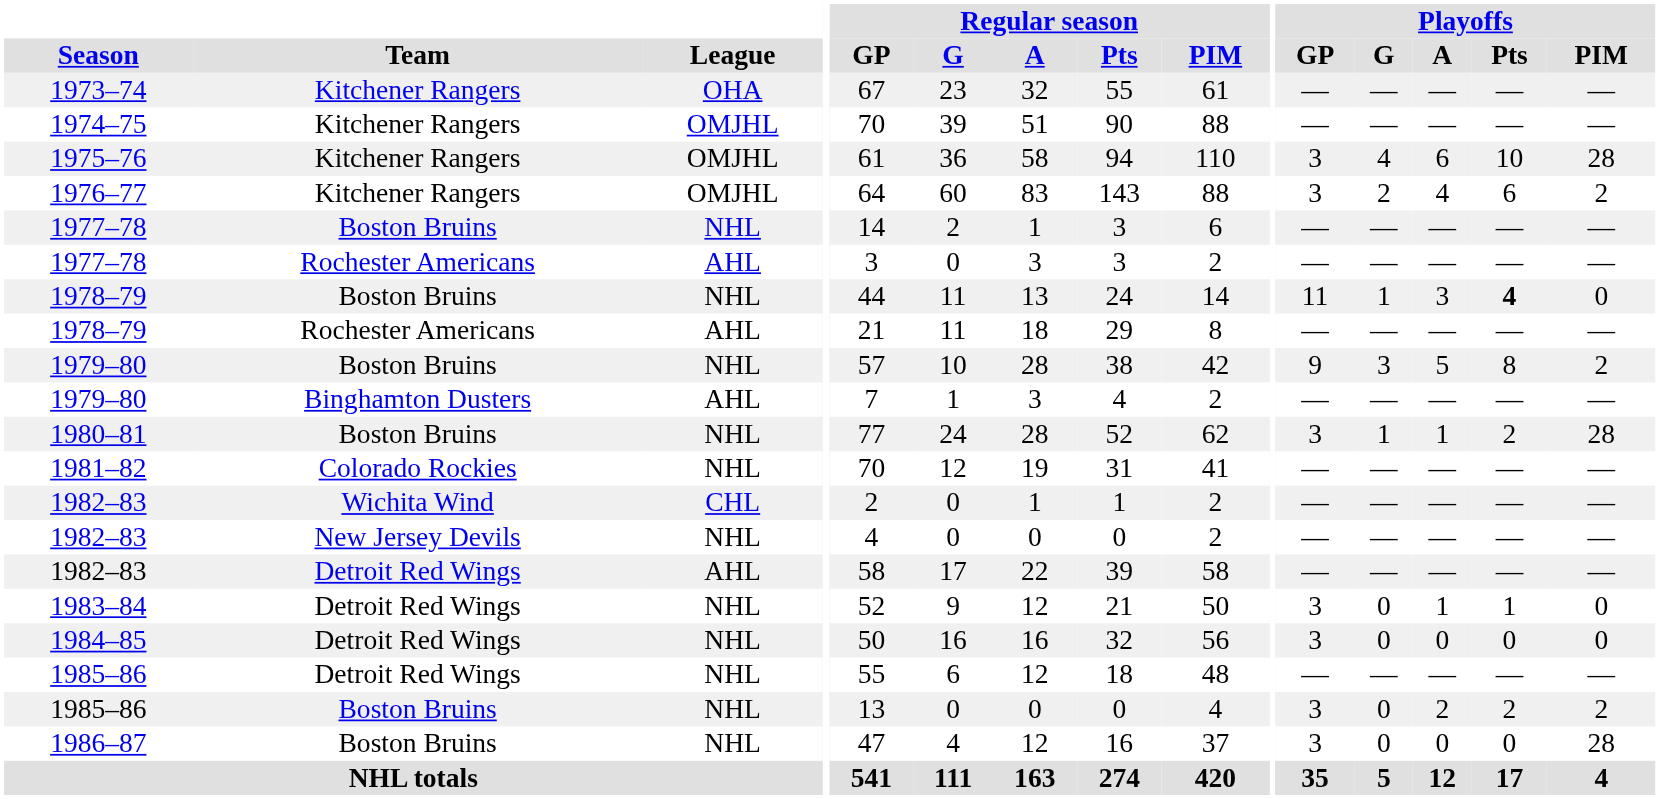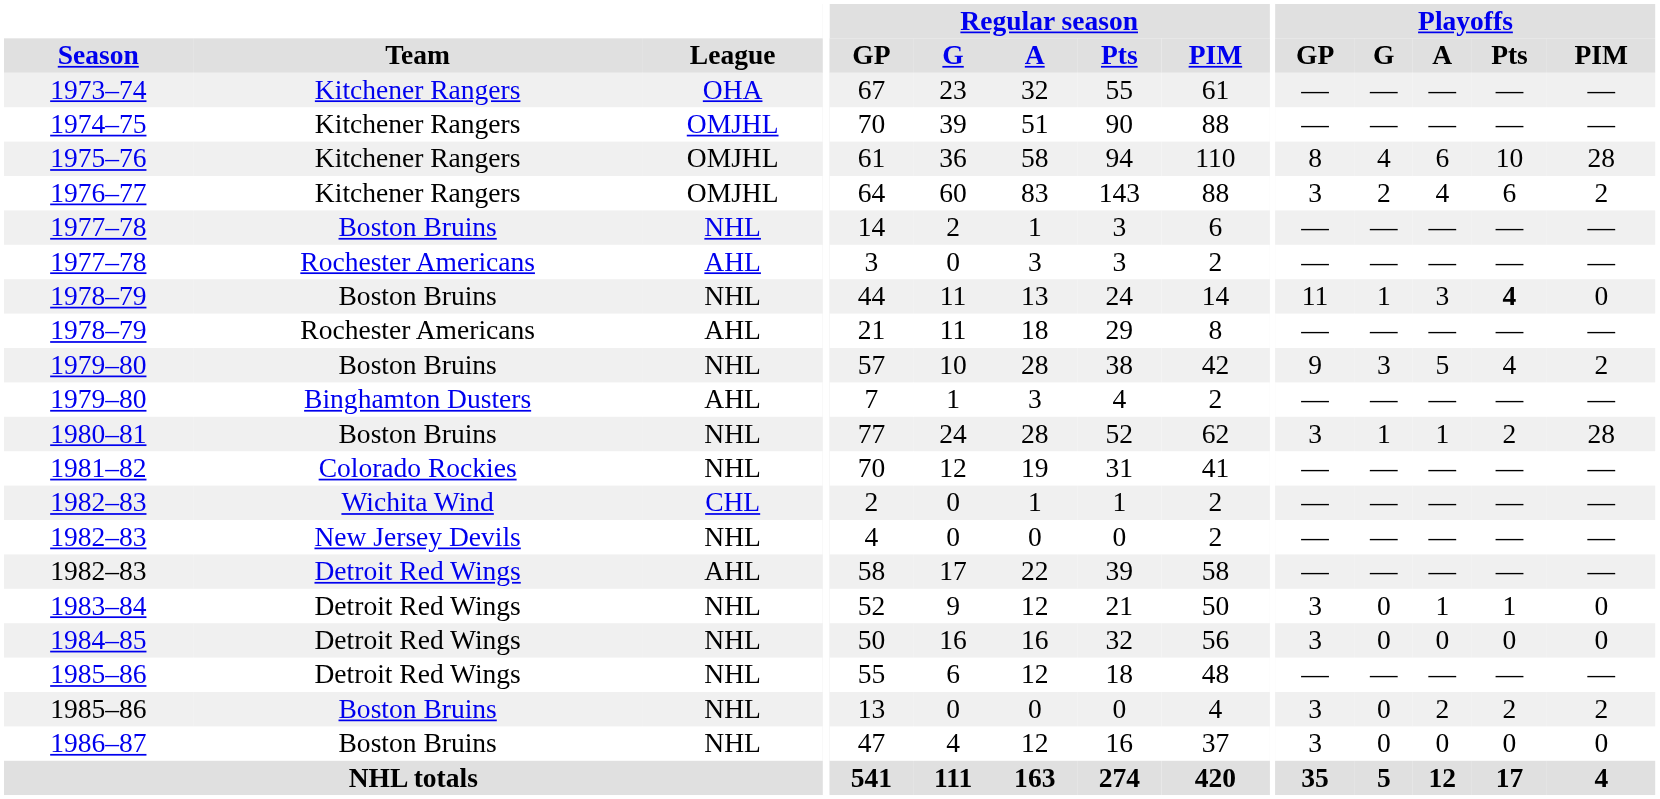(1315, 158) 3 -> (1315, 158) 8
(1509, 364) 8 -> (1509, 364) 4
(1601, 743) 28 -> (1601, 743) 0
